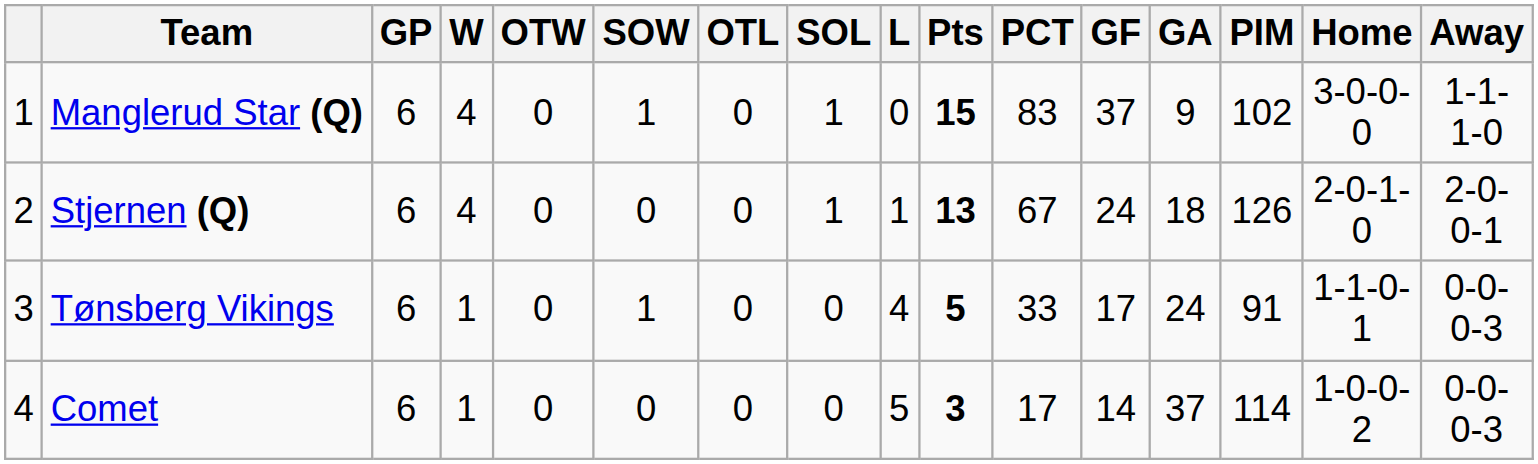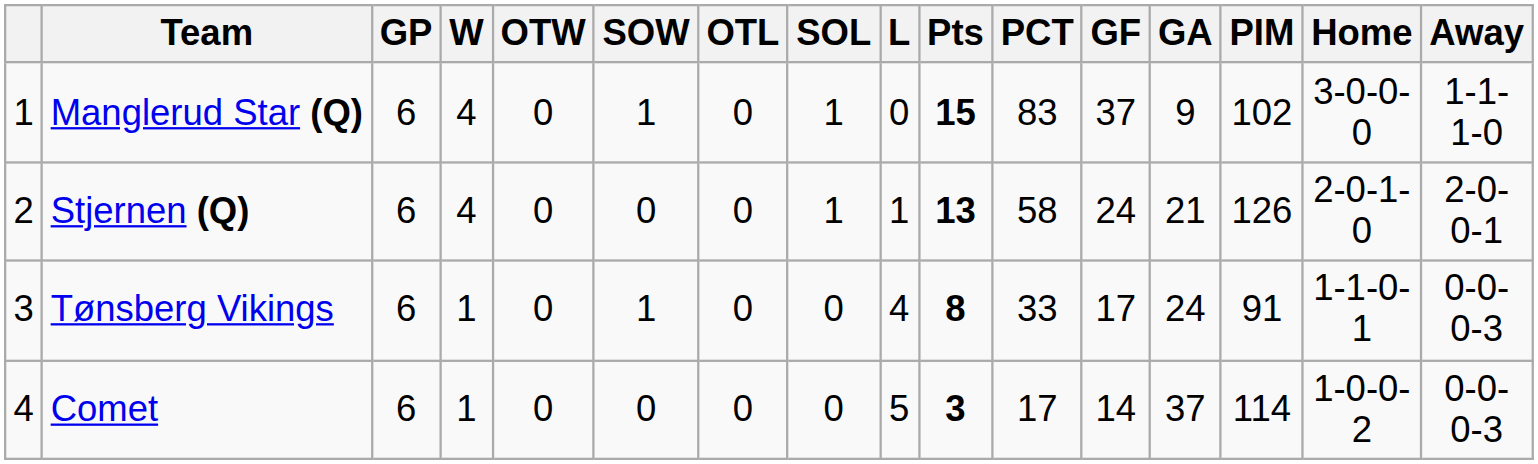(1037, 210) 67 -> (1037, 210) 58
(1185, 210) 18 -> (1185, 210) 21
(956, 309) 5 -> (956, 309) 8
